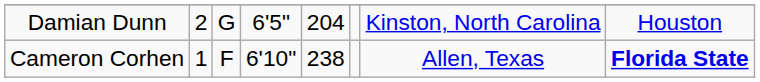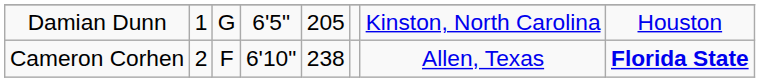(201, 22) 2 -> (201, 22) 1
(326, 22) 204 -> (326, 22) 205
(201, 58) 1 -> (201, 58) 2
